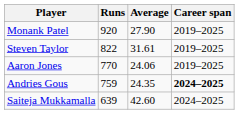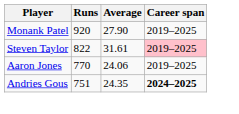(199, 48) no background -> (172, 48) pink background
(109, 83) 759 -> (82, 83) 751
- row: (51, 100)
